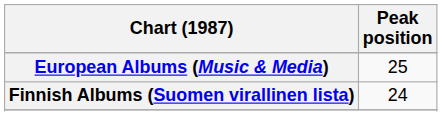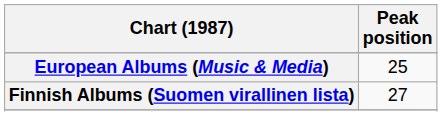(398, 95) 24 -> (398, 95) 27
